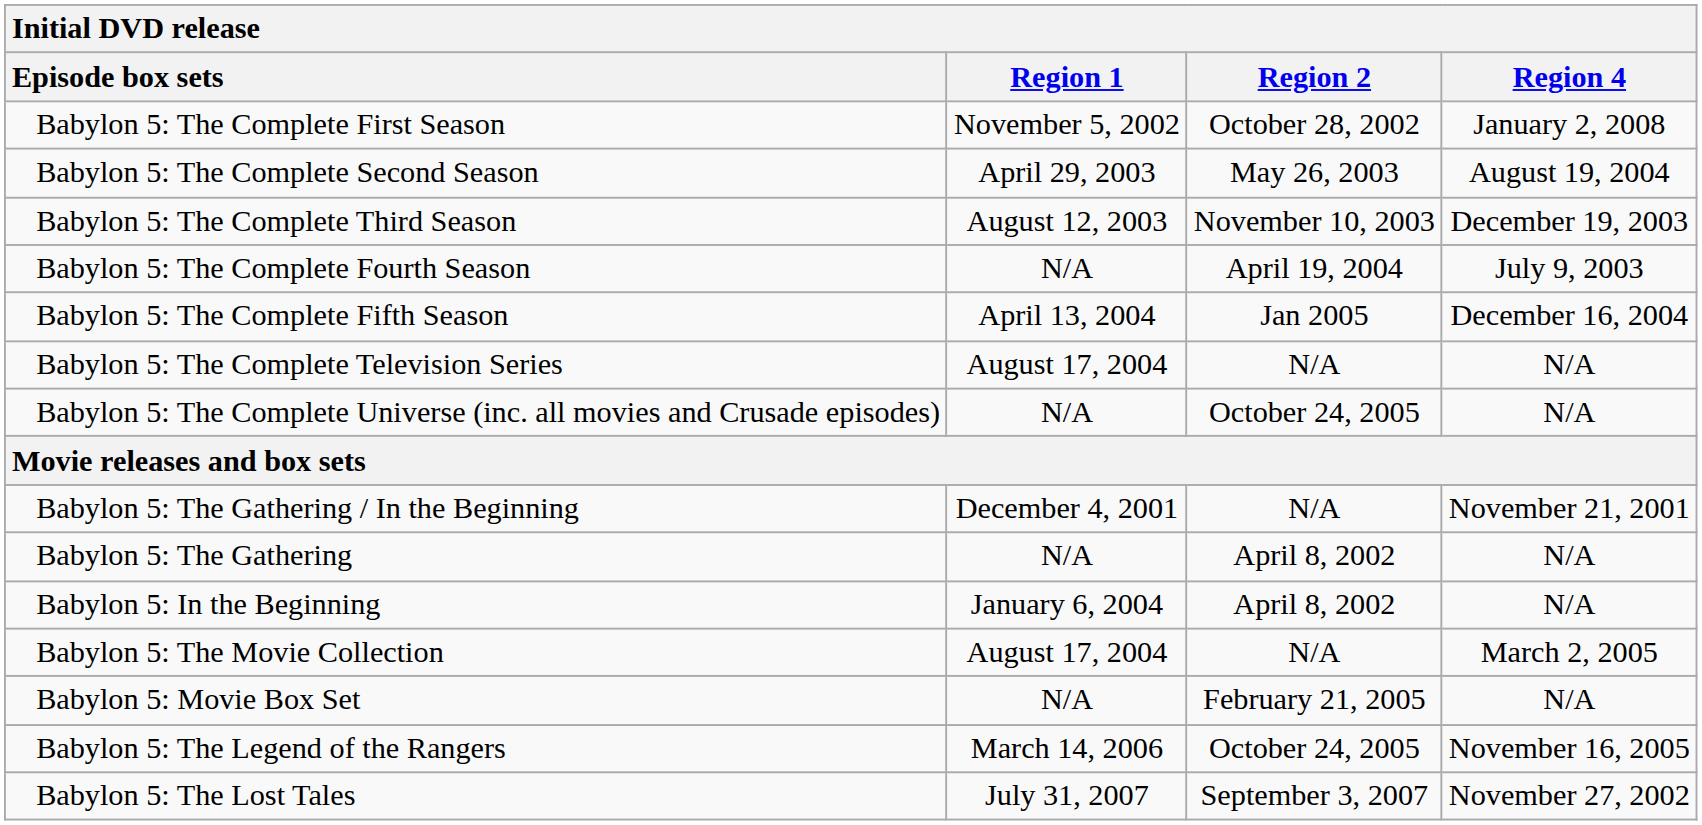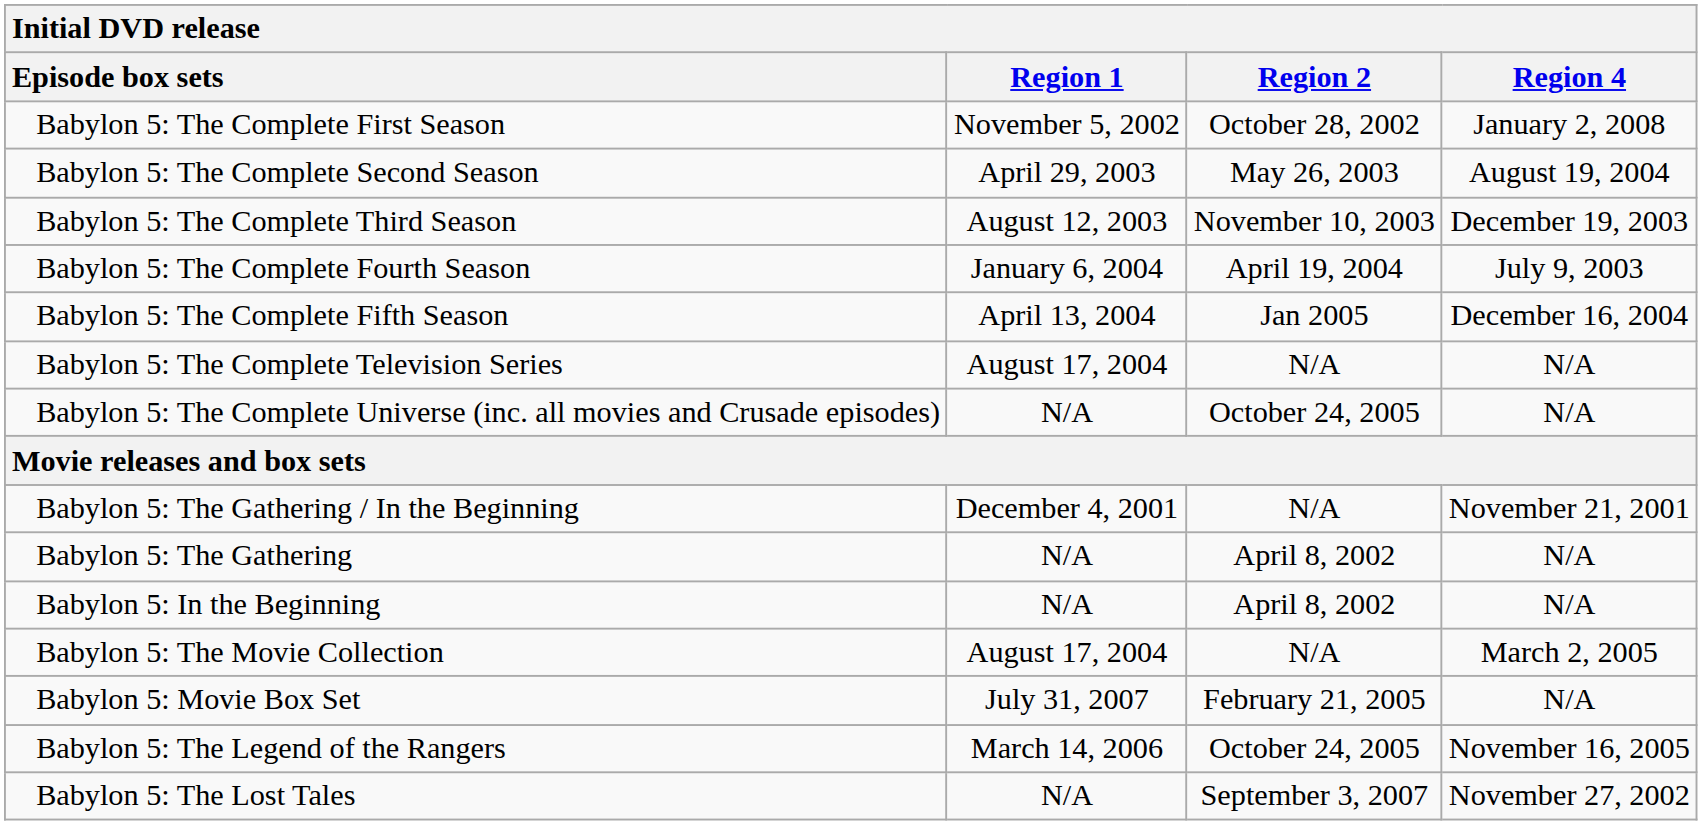(1067, 268) N/A -> (1067, 268) January 6, 2004
(1067, 603) January 6, 2004 -> (1067, 603) N/A
(1067, 699) N/A -> (1067, 699) July 31, 2007
(1067, 795) July 31, 2007 -> (1067, 795) N/A
